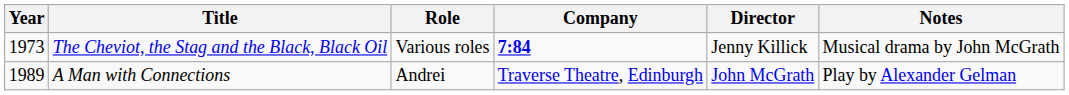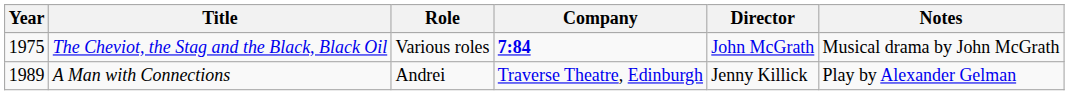(27, 47) 1973 -> (27, 47) 1975
(759, 47) Jenny Killick -> (763, 47) John McGrath
(763, 75) John McGrath -> (759, 75) Jenny Killick
